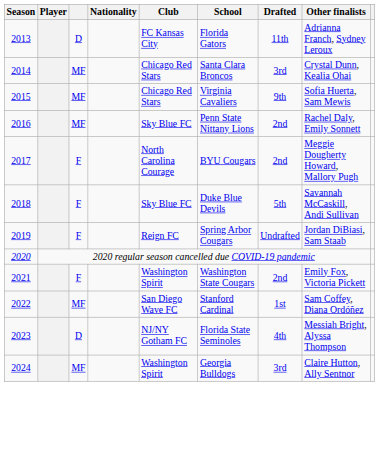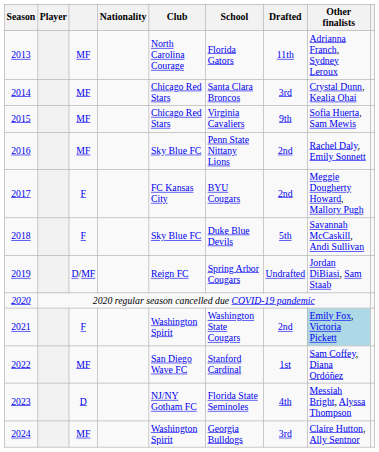(78, 38) D -> (83, 55) MF
(162, 38) FC Kansas City -> (168, 55) North Carolina Courage
(158, 161) North Carolina Courage -> (172, 193) FC Kansas City
(78, 235) F -> (83, 274) D/MF
(335, 277) no background -> (332, 327) lightblue background
